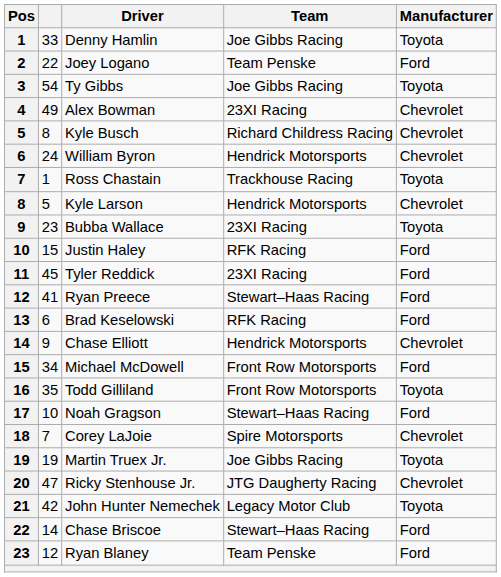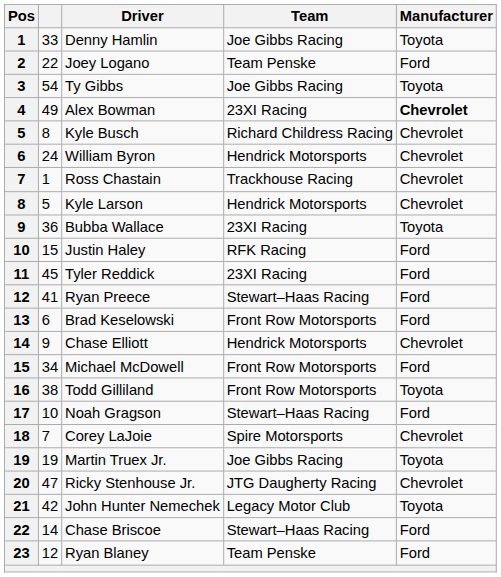(431, 110) normal -> (434, 110) bold
(421, 180) Toyota -> (431, 180) Chevrolet
(50, 226) 23 -> (50, 226) 36
(266, 320) RFK Racing -> (302, 320) Front Row Motorsports
(50, 390) 35 -> (50, 390) 38
